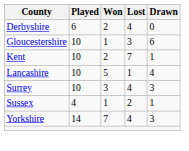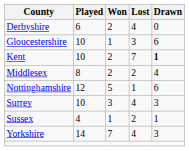(152, 57) normal -> (156, 57) bold
- row: (28, 73)
+ row: (27, 73)
+ row: (39, 88)
